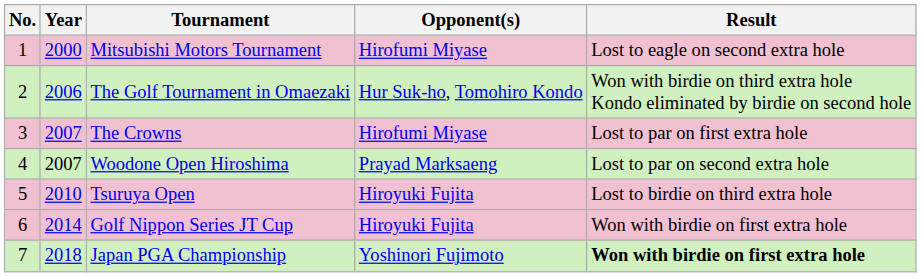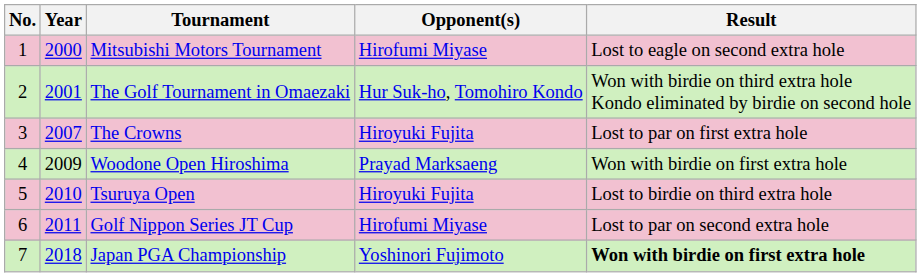(63, 92) 2006 -> (63, 92) 2001
(423, 133) Hirofumi Miyase -> (416, 133) Hiroyuki Fujita
(63, 164) 2007 -> (63, 164) 2009
(710, 164) Lost to par on second extra hole -> (719, 164) Won with birdie on first extra hole
(63, 225) 2014 -> (63, 225) 2011
(416, 225) Hiroyuki Fujita -> (423, 225) Hirofumi Miyase
(719, 225) Won with birdie on first extra hole -> (710, 225) Lost to par on second extra hole
